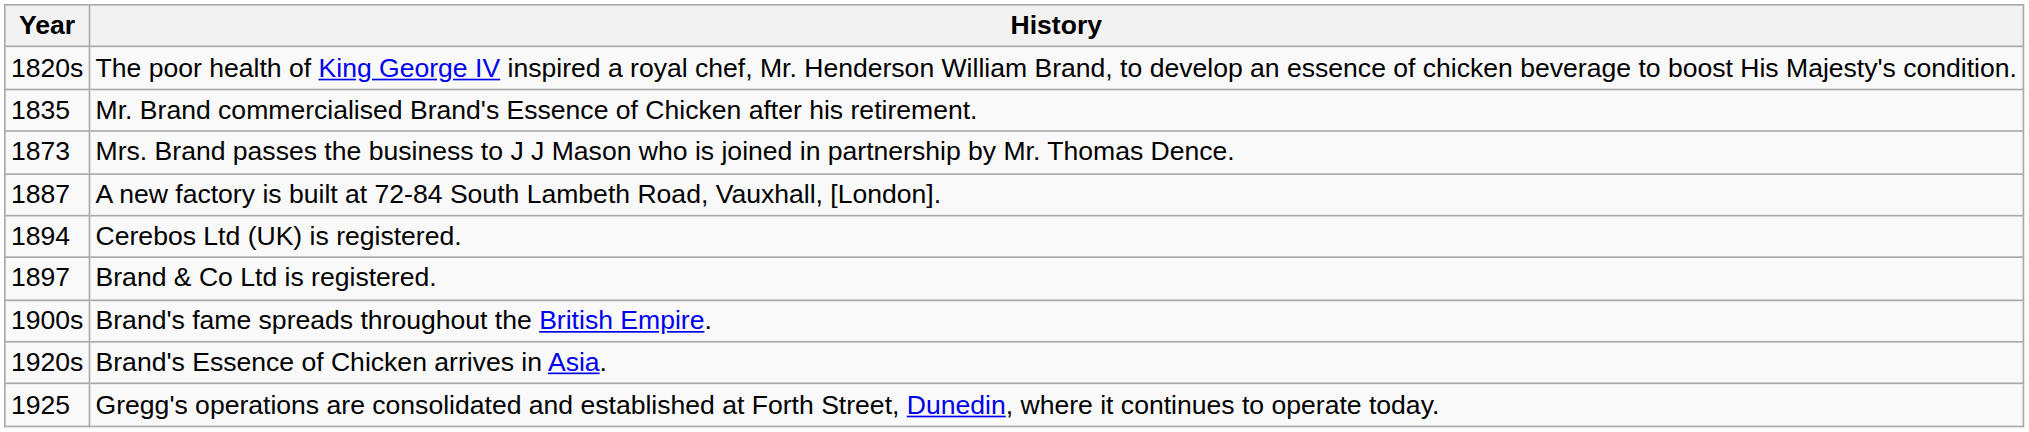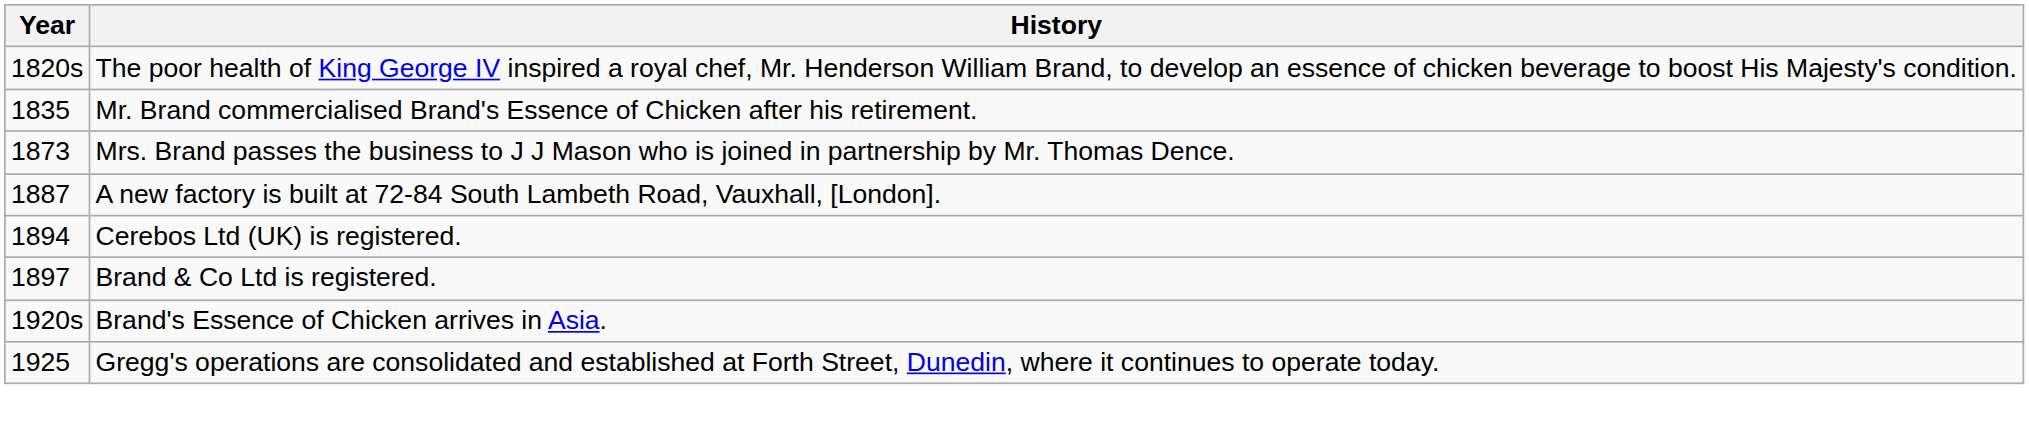- row: (404, 320)
